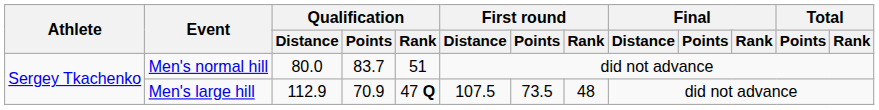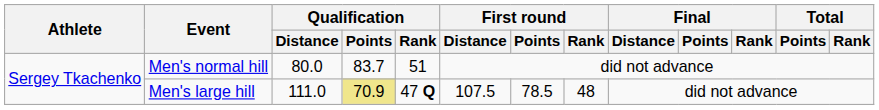(307, 92) 112.9 -> (307, 92) 111.0
(369, 92) no background -> (369, 92) khaki background
(537, 92) 73.5 -> (537, 92) 78.5
